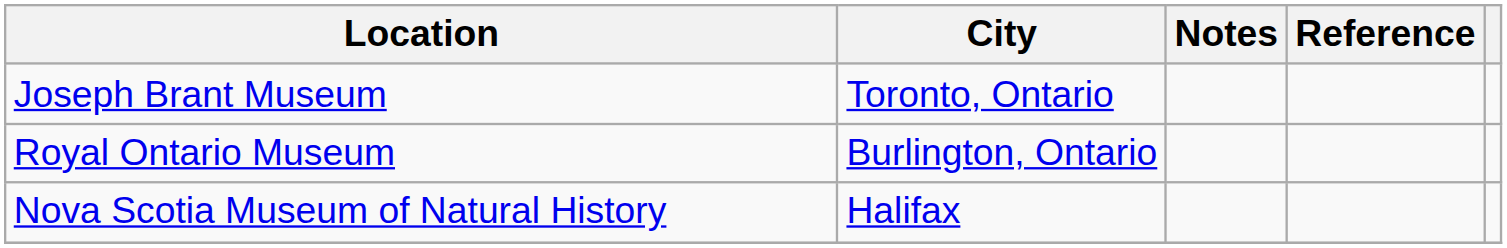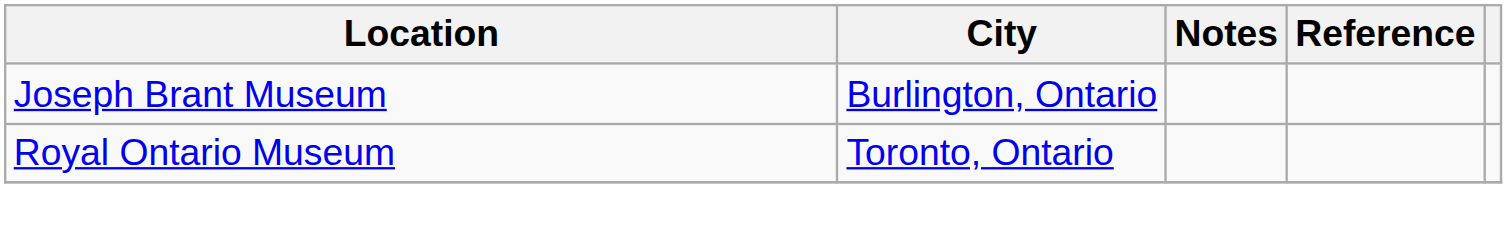(980, 93) Toronto, Ontario -> (1002, 93) Burlington, Ontario
(1002, 152) Burlington, Ontario -> (980, 152) Toronto, Ontario
- row: (340, 211)
